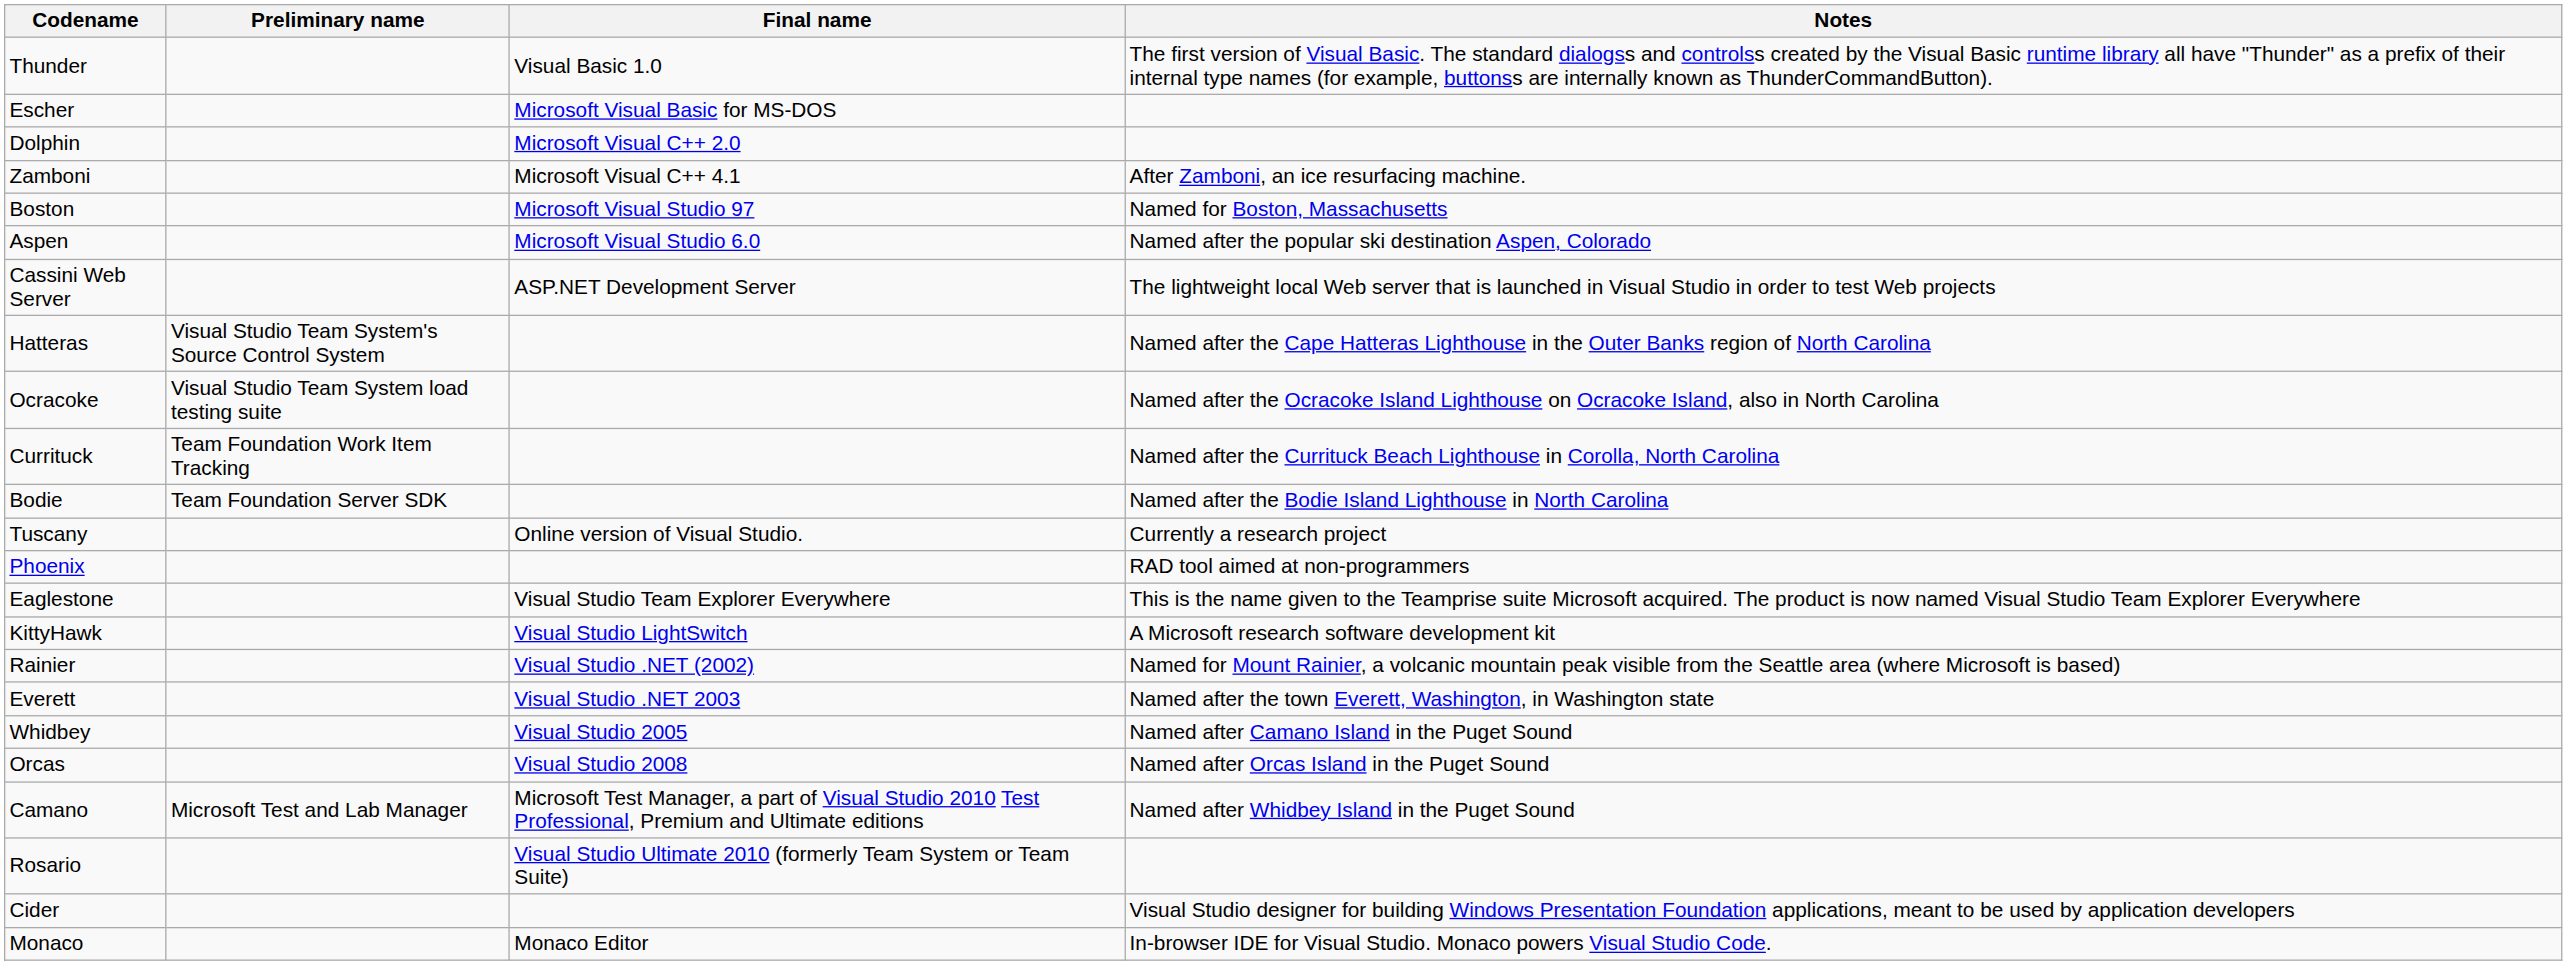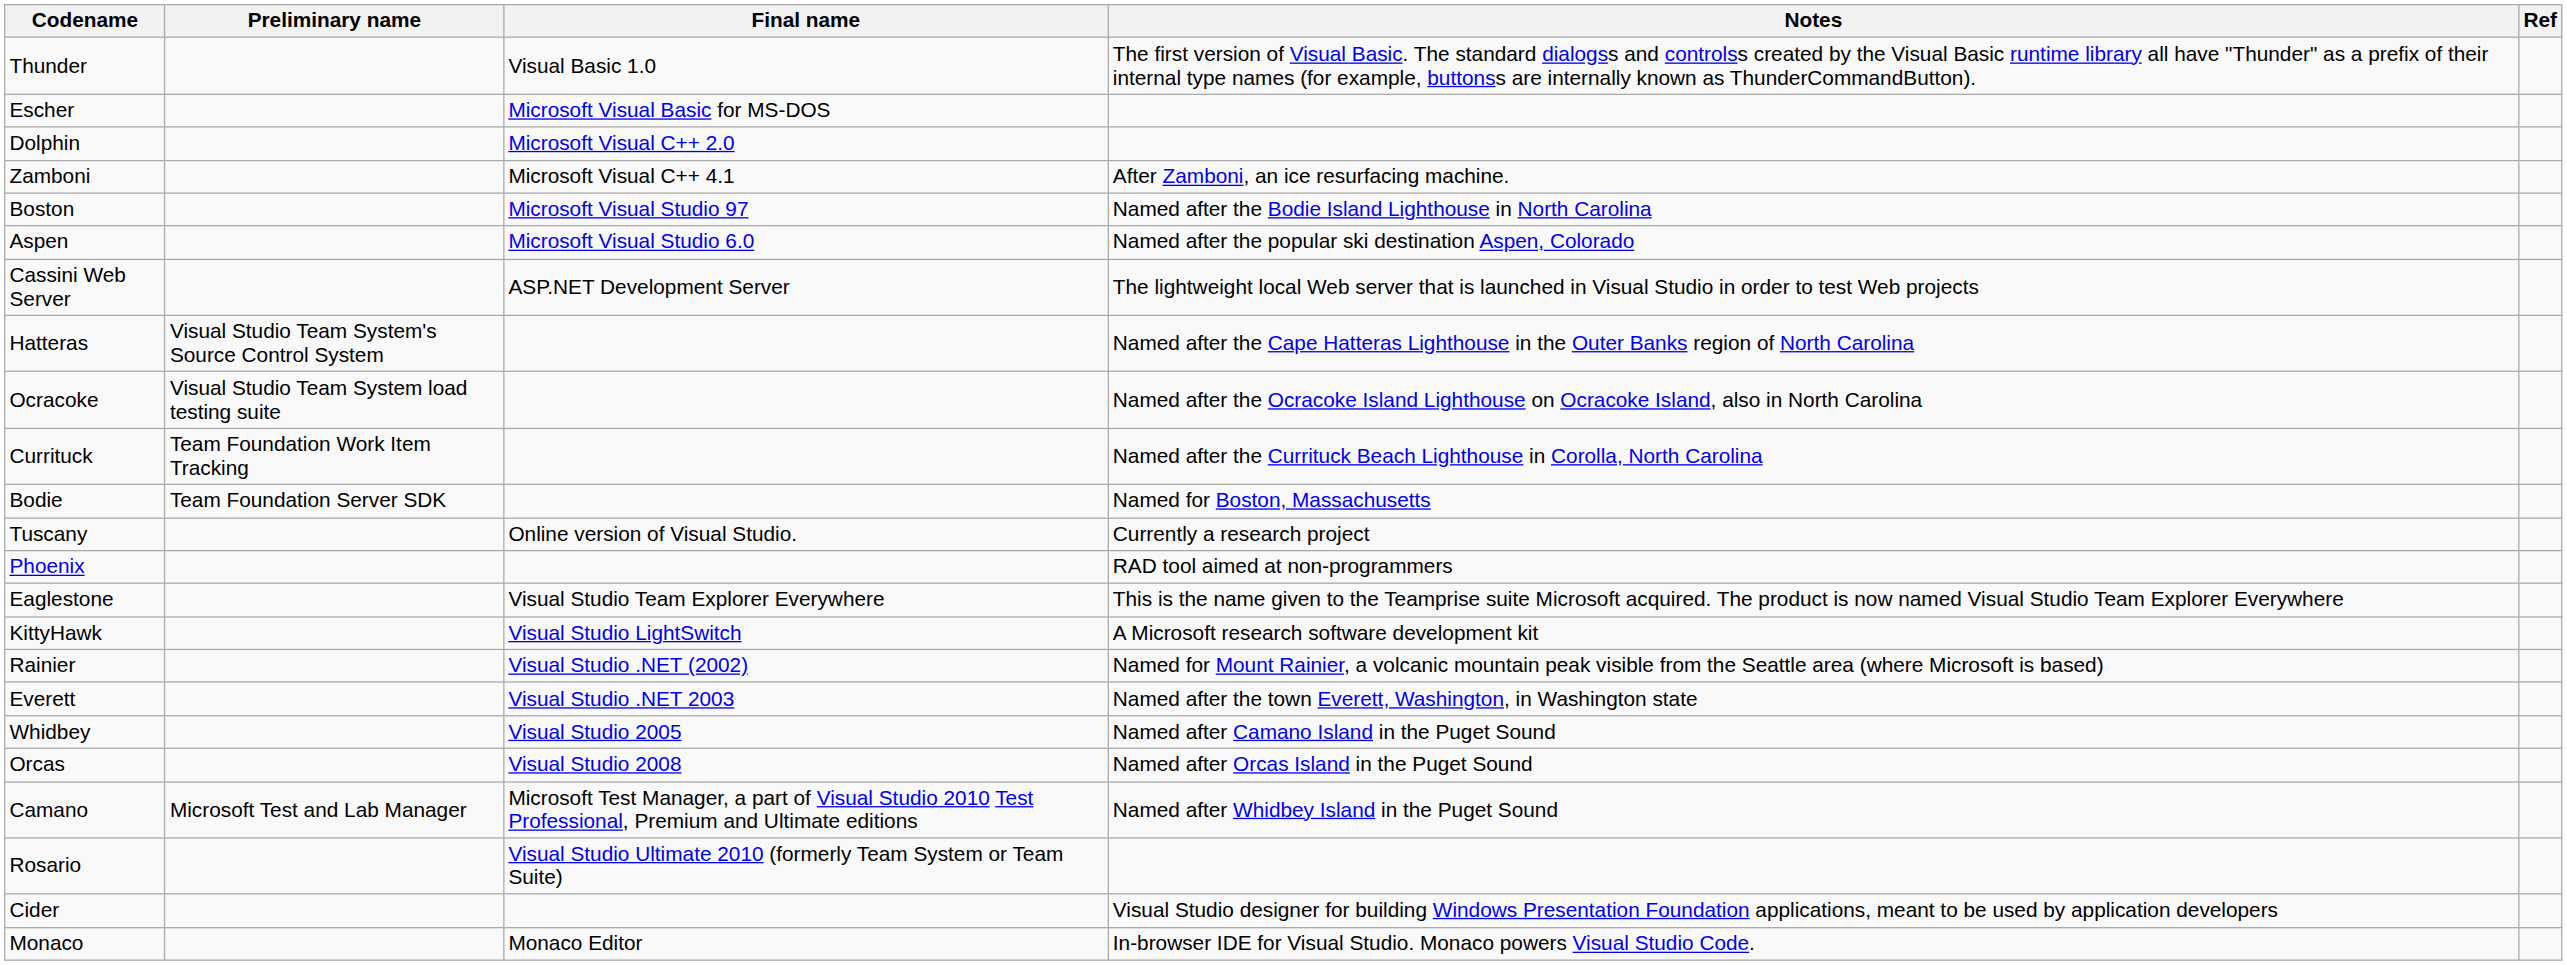+ column: (2540, 20)
(1289, 209) Named for Boston, Massachusetts -> (1382, 209) Named after the Bodie Island Lighthouse in North Carolina
(1399, 500) Named after the Bodie Island Lighthouse in North Carolina -> (1272, 500) Named for Boston, Massachusetts
